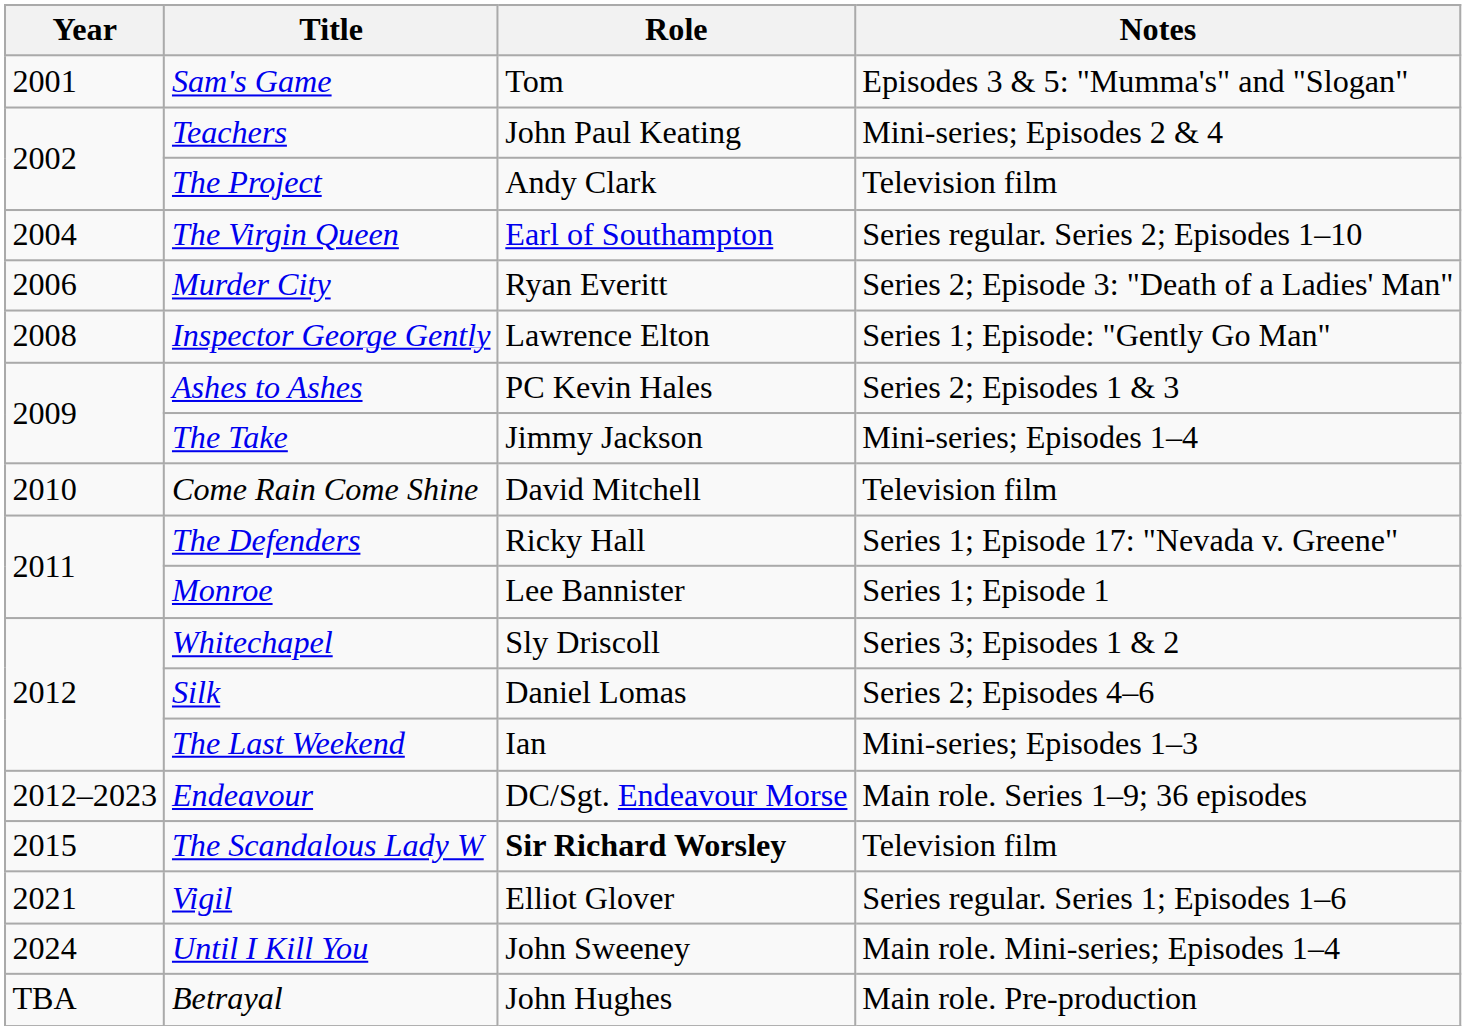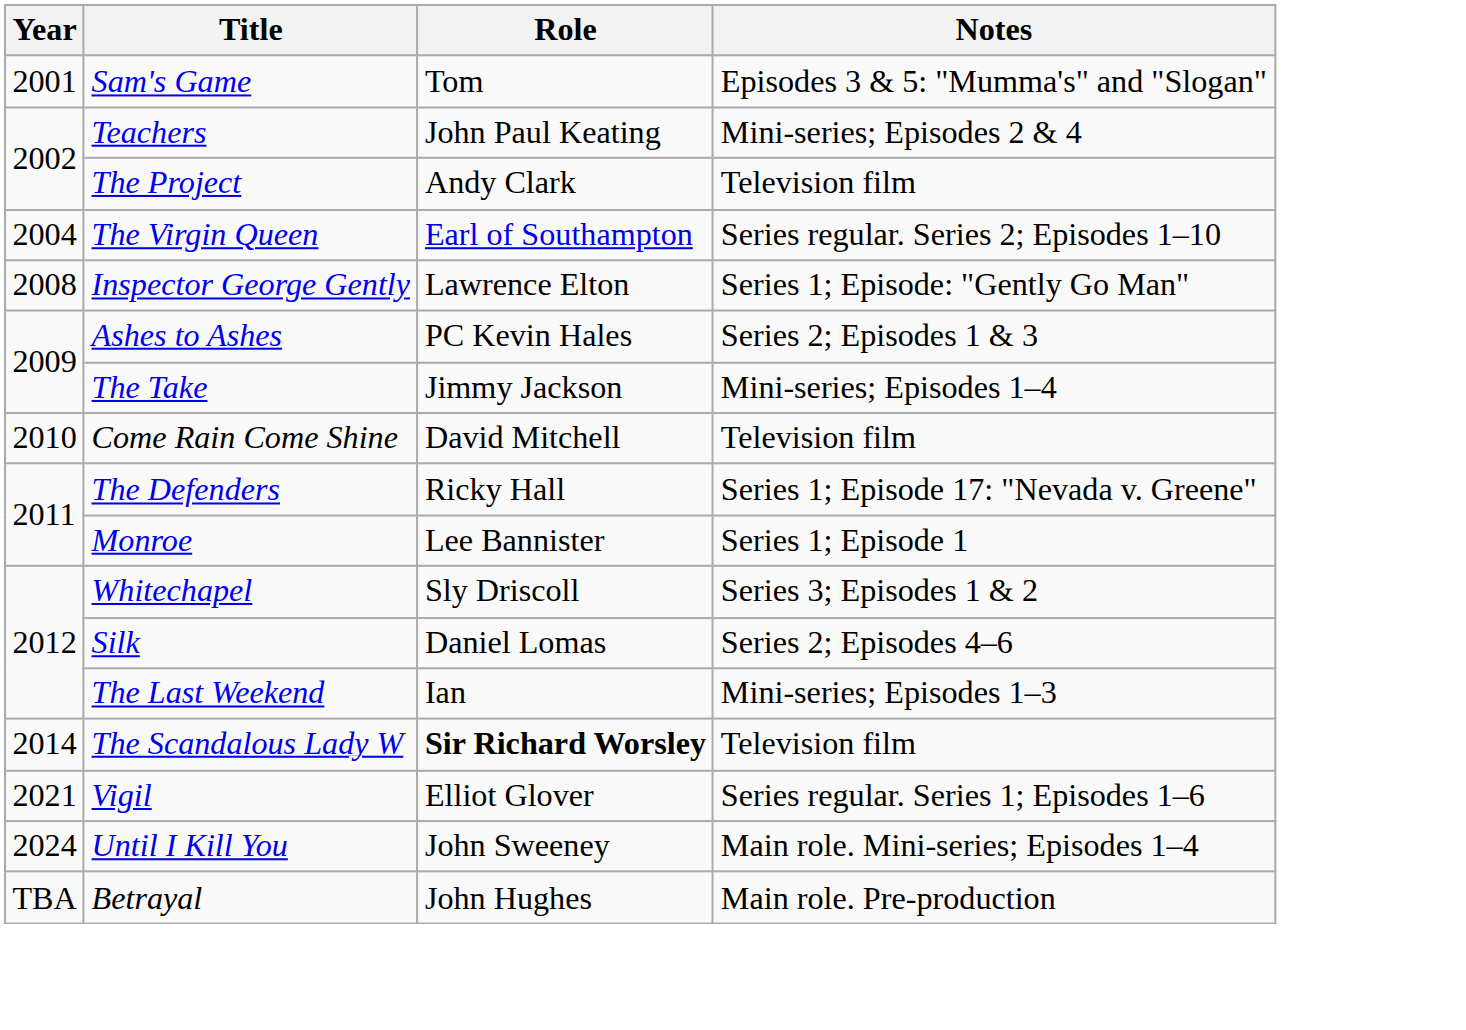- row: (251, 285)
- row: (243, 795)
(45, 846) 2015 -> (45, 744) 2014
